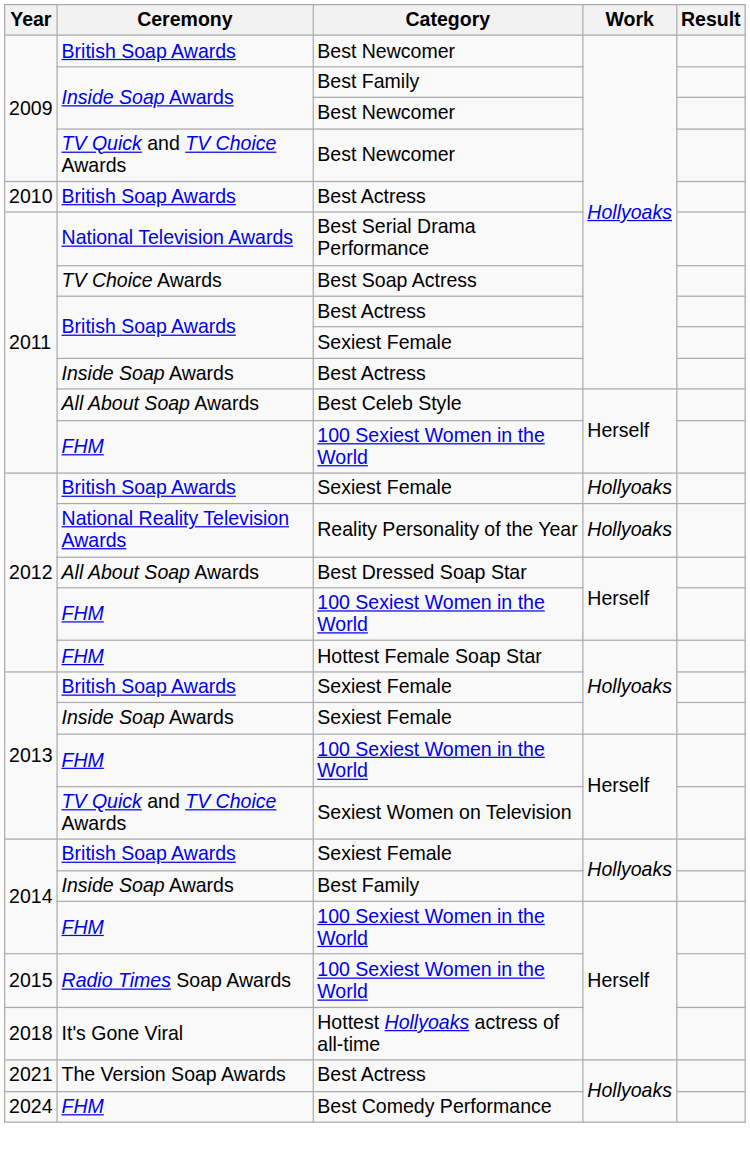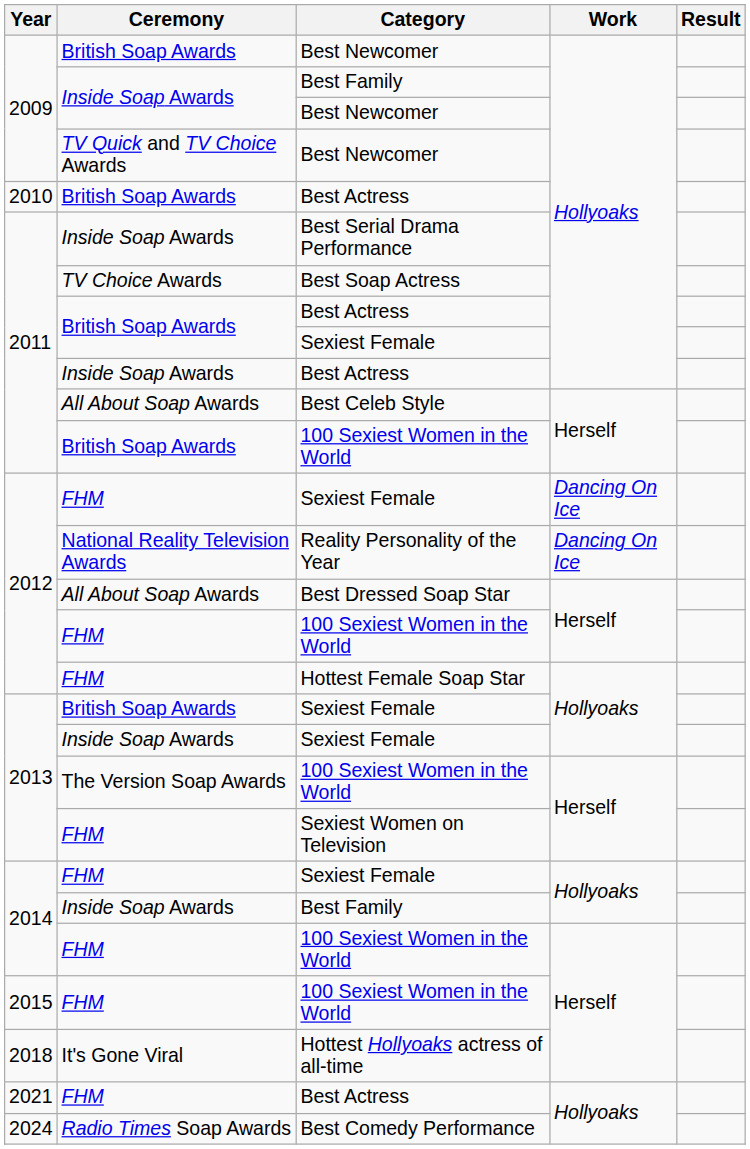(177, 238) National Television Awards -> (148, 238) Inside Soap Awards
(83, 446) FHM -> (149, 446) British Soap Awards
(149, 488) British Soap Awards -> (83, 499) FHM
(630, 488) Hollyoaks -> (606, 499) Dancing On Ice
(630, 530) Hollyoaks -> (606, 552) Dancing On Ice
(83, 759) FHM -> (174, 781) The Version Soap Awards
(169, 812) TV Quick and TV Choice Awards -> (83, 834) FHM
(149, 854) British Soap Awards -> (83, 876) FHM
(176, 980) Radio Times Soap Awards -> (83, 1002) FHM
(174, 1075) The Version Soap Awards -> (83, 1097) FHM
(83, 1106) FHM -> (176, 1128) Radio Times Soap Awards
